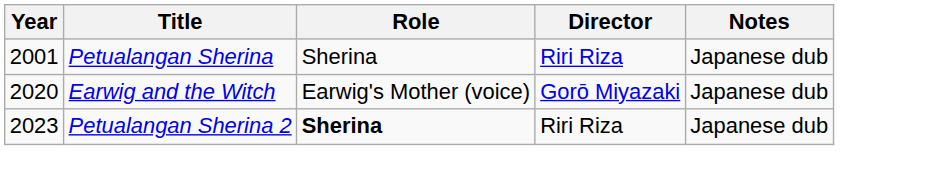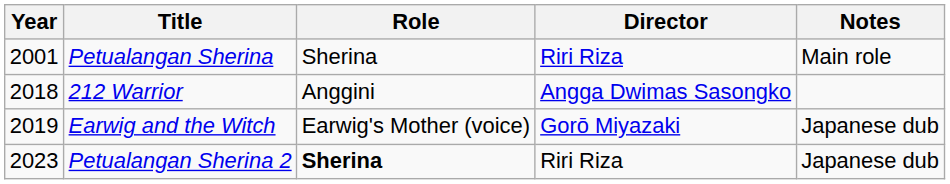(759, 56) Japanese dub -> (846, 56) Main role
+ row: (126, 91)
(34, 91) 2020 -> (34, 126) 2019
